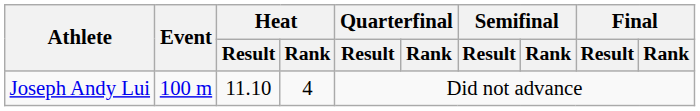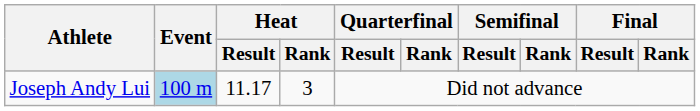(186, 88) no background -> (186, 88) lightblue background
(248, 88) 11.10 -> (248, 88) 11.17
(308, 88) 4 -> (308, 88) 3
